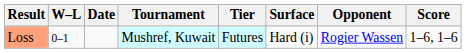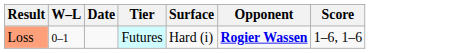- column: (168, 15)
(362, 37) normal -> (264, 37) bold
